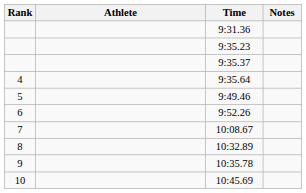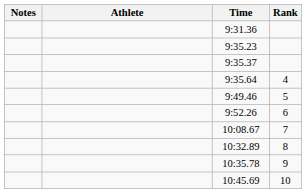columns swapped: (20, 12) <-> (282, 12)
